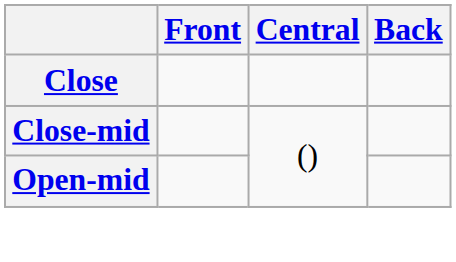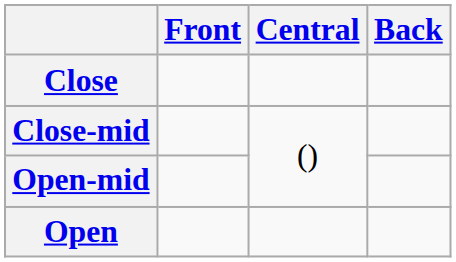+ row: (81, 230)
